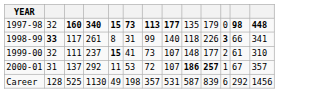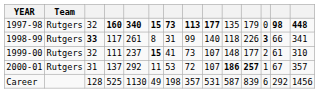+ column: (65, 11)
